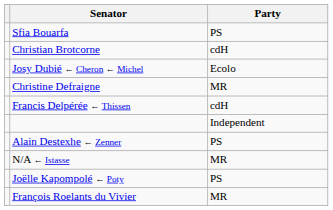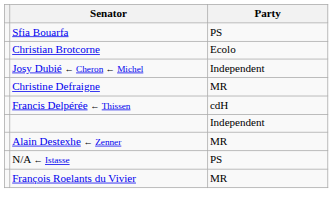(219, 50) cdH -> (223, 50) Ecolo
(223, 68) Ecolo -> (237, 68) Independent
(216, 142) PS -> (219, 142) MR
(219, 160) MR -> (216, 160) PS
- row: (68, 178)
